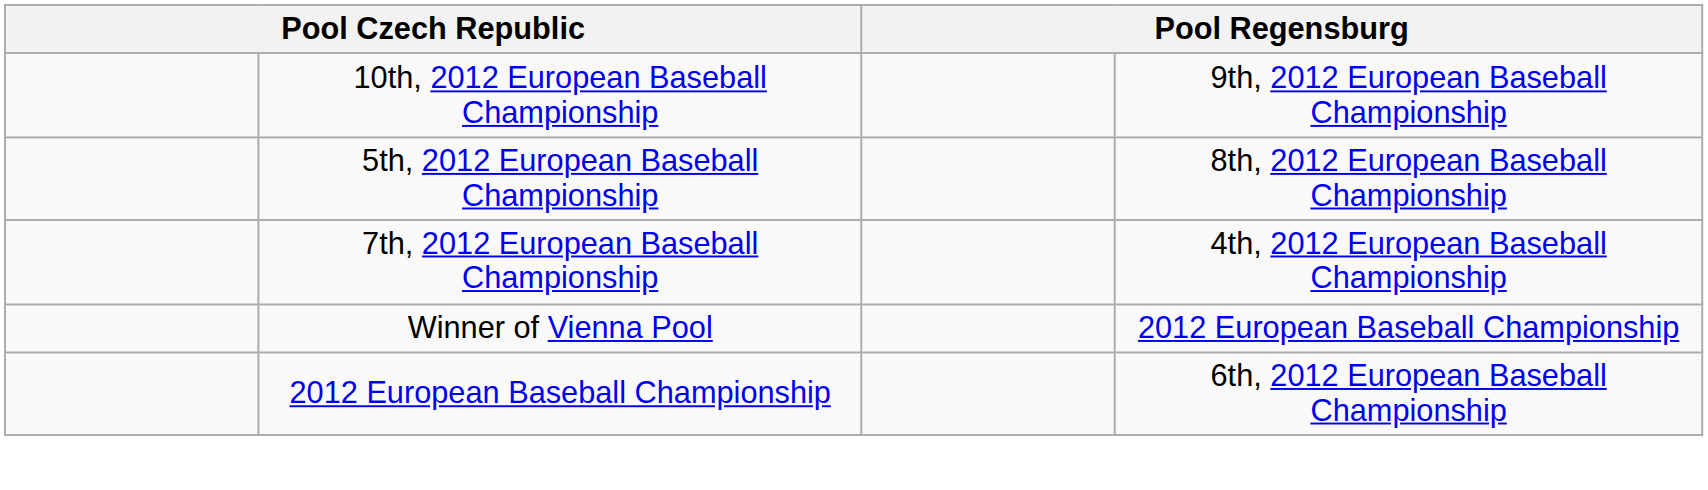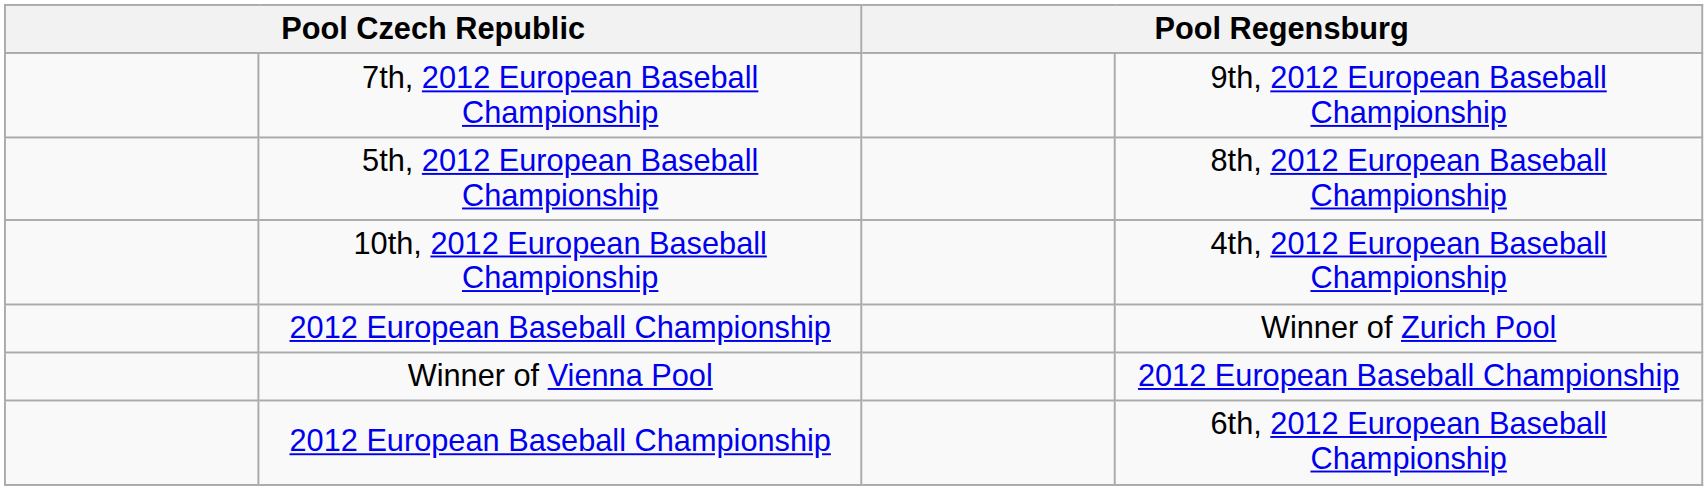(560, 94) 10th, 2012 European Baseball Championship -> (560, 94) 7th, 2012 European Baseball Championship
(560, 261) 7th, 2012 European Baseball Championship -> (560, 261) 10th, 2012 European Baseball Championship
+ row: (1409, 327)
